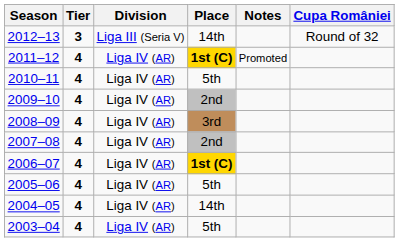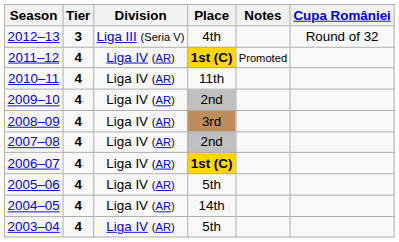(212, 37) 14th -> (212, 37) 4th
(212, 79) 5th -> (212, 79) 11th
